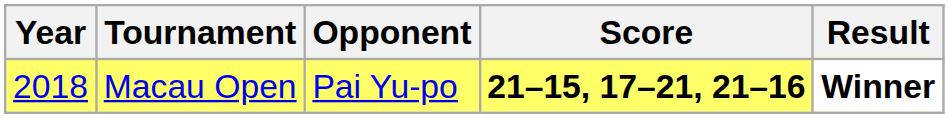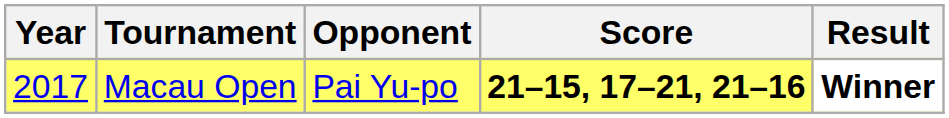(51, 85) 2018 -> (51, 85) 2017
